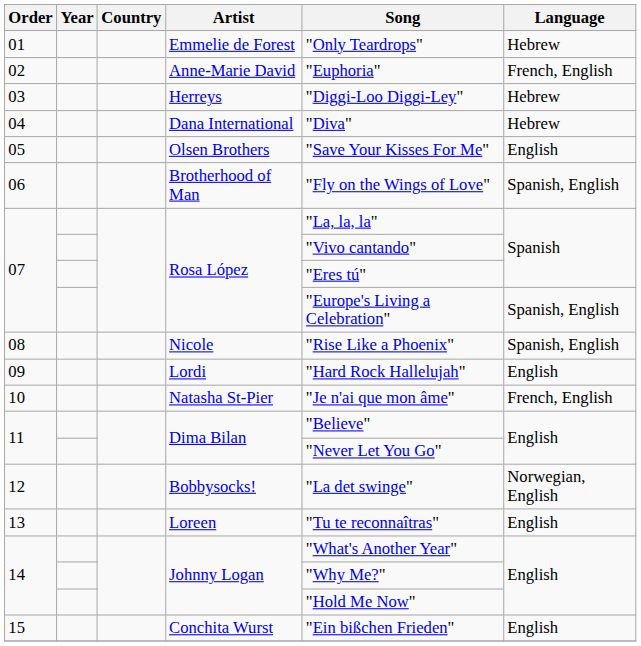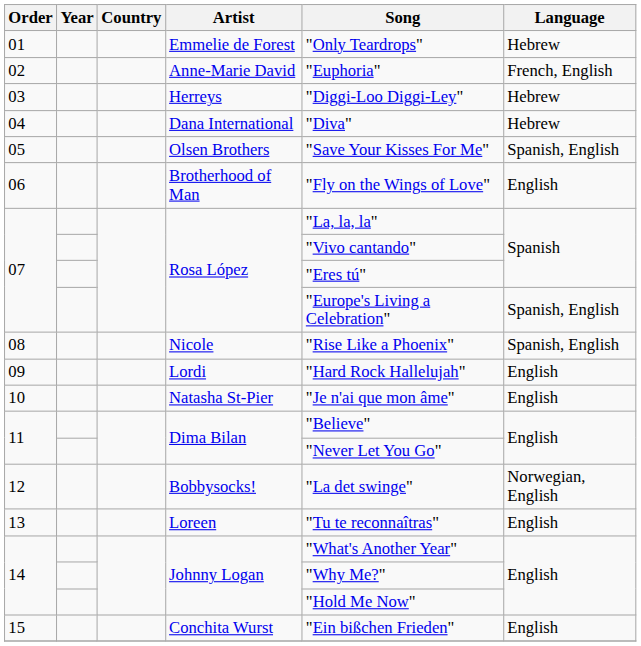(533, 149) English -> (563, 149) Spanish, English
(563, 185) Spanish, English -> (533, 185) English
(560, 398) French, English -> (533, 398) English
